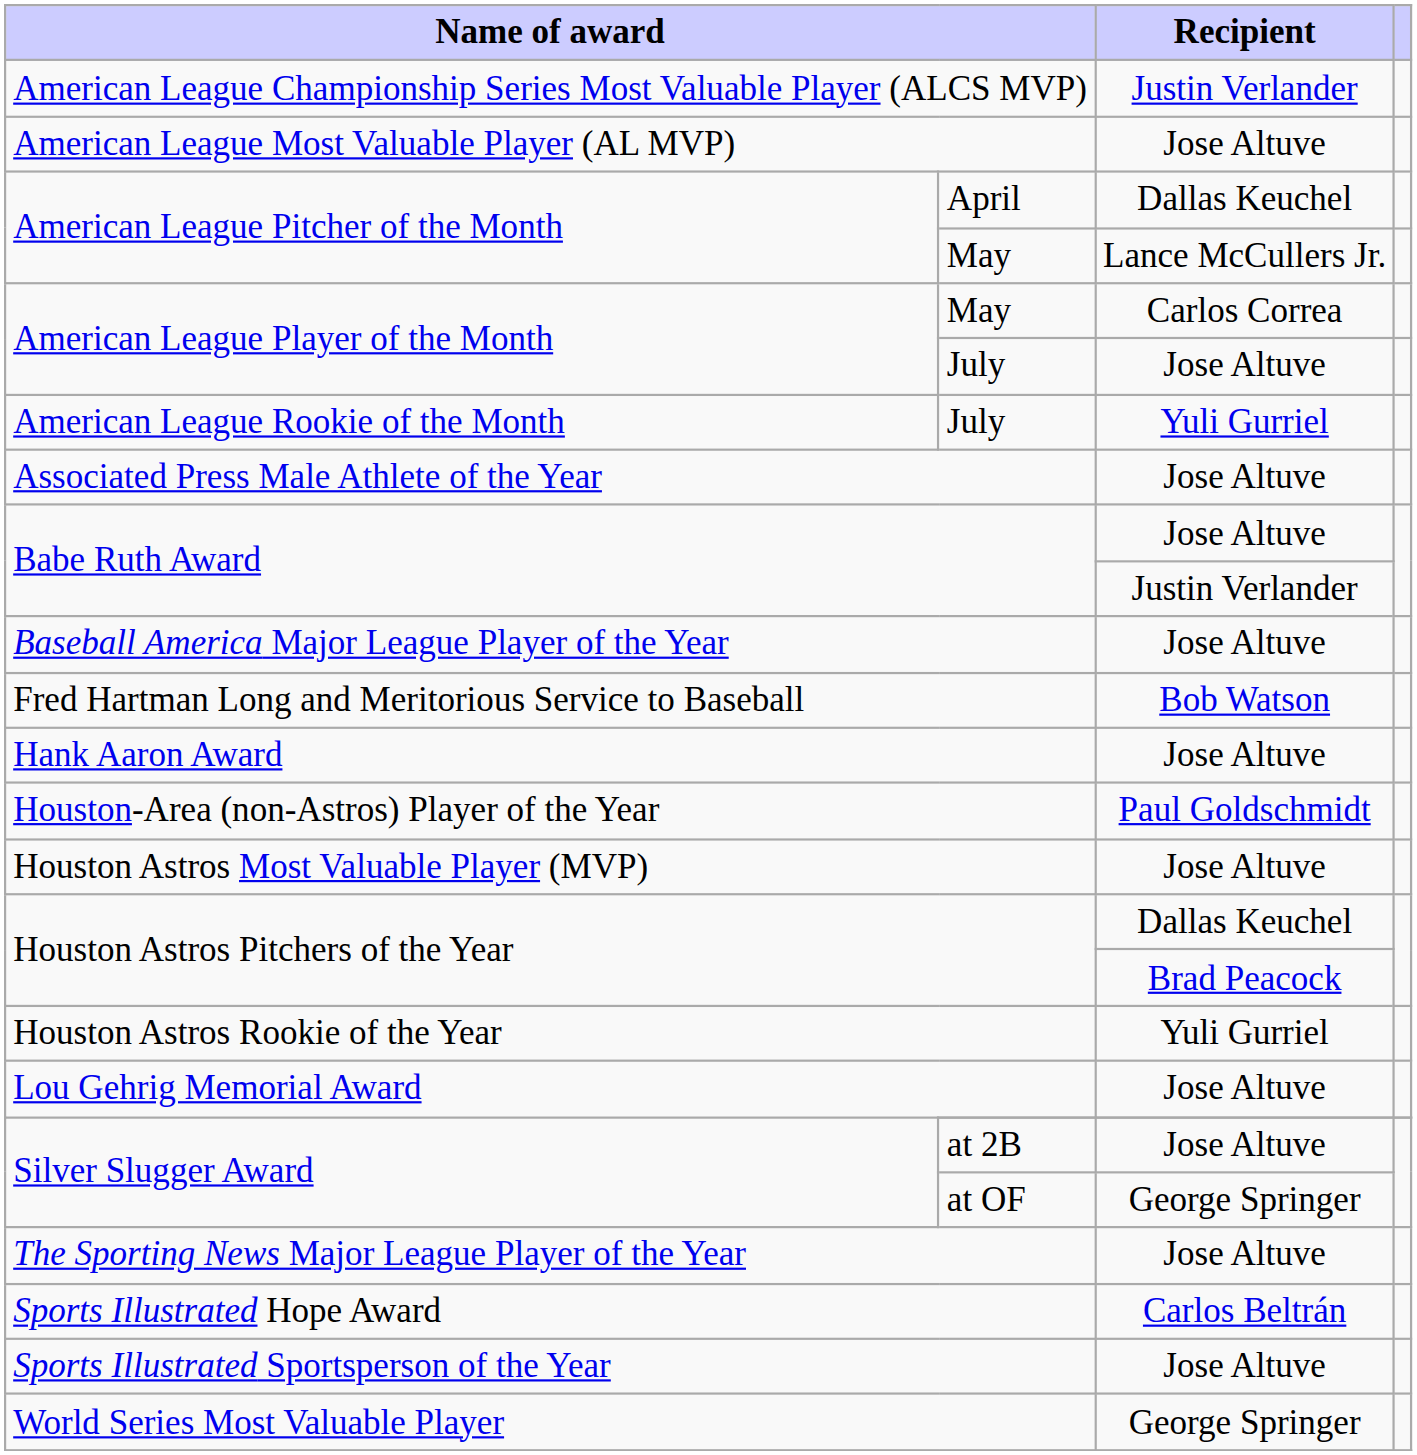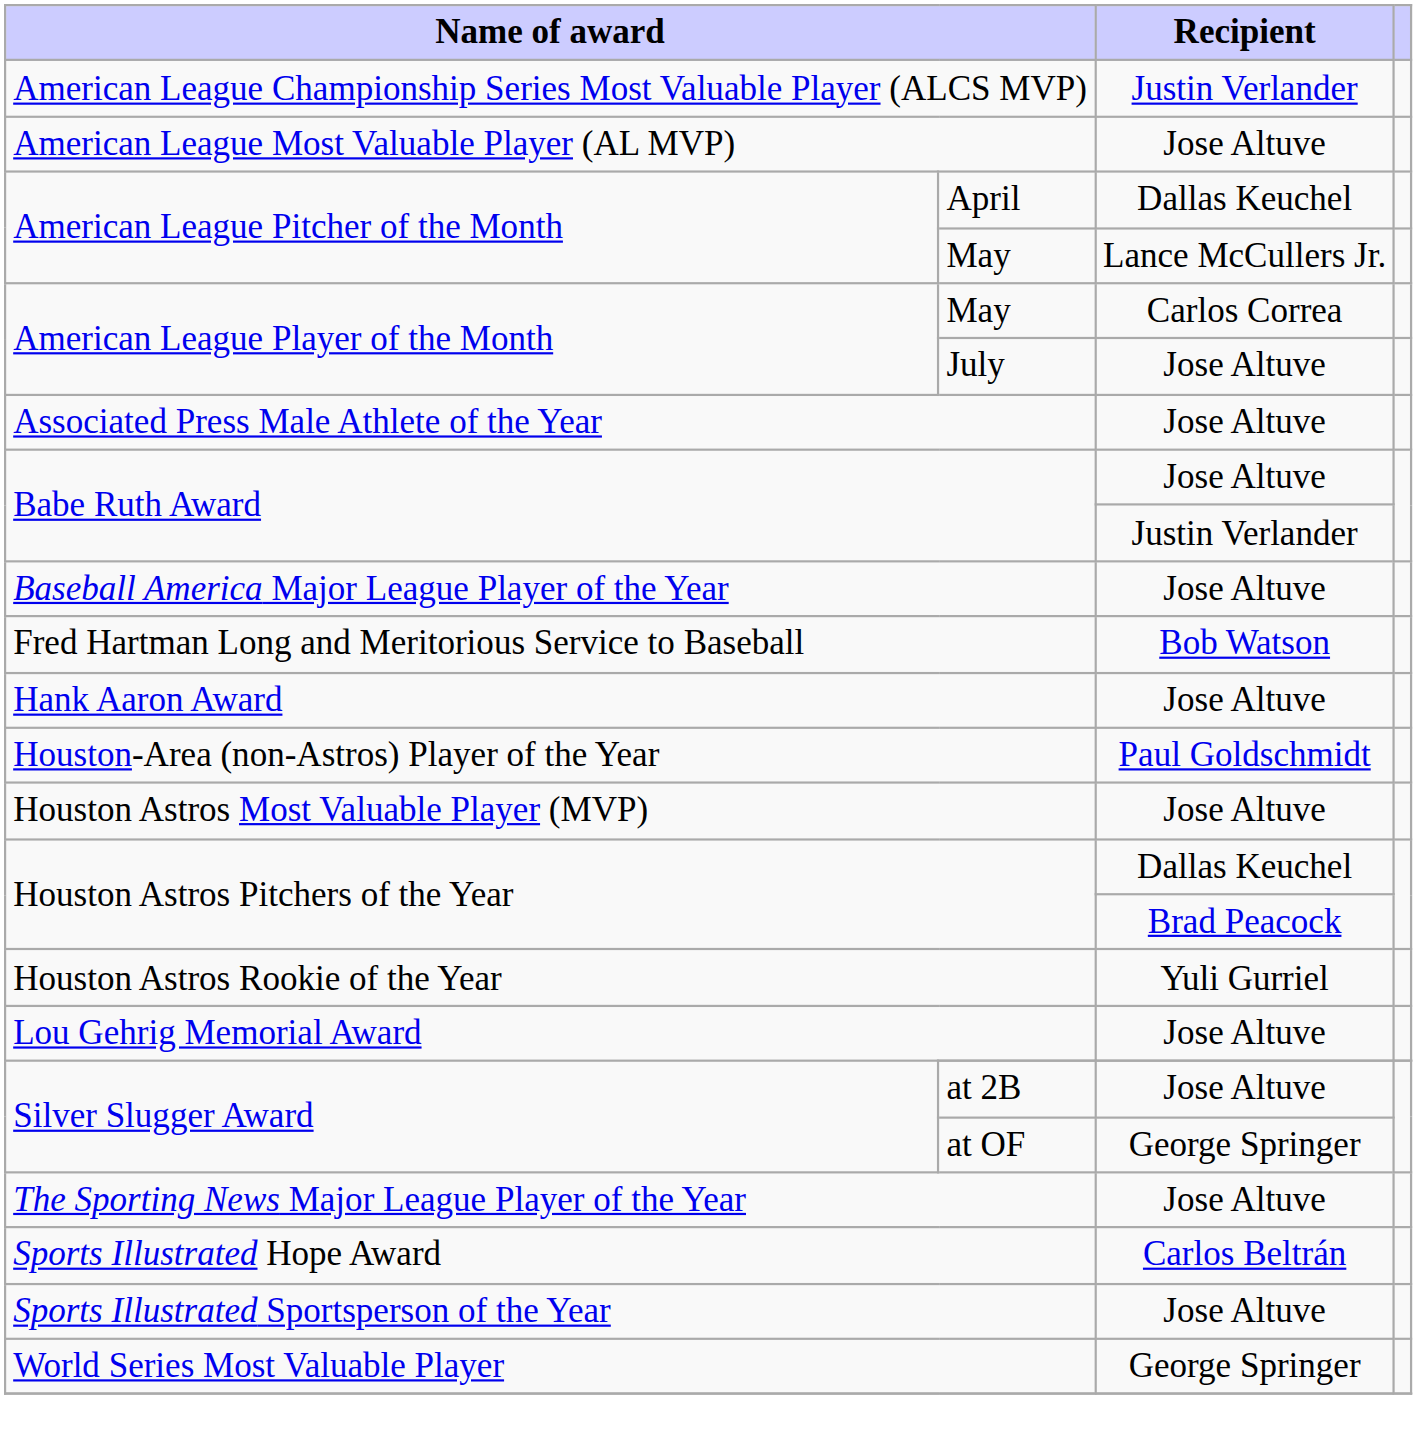- row: (976, 421)
